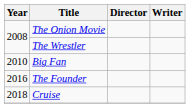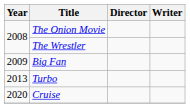(17, 62) 2010 -> (17, 62) 2009
+ row: (45, 78)
- row: (59, 78)
(17, 95) 2018 -> (17, 95) 2020
